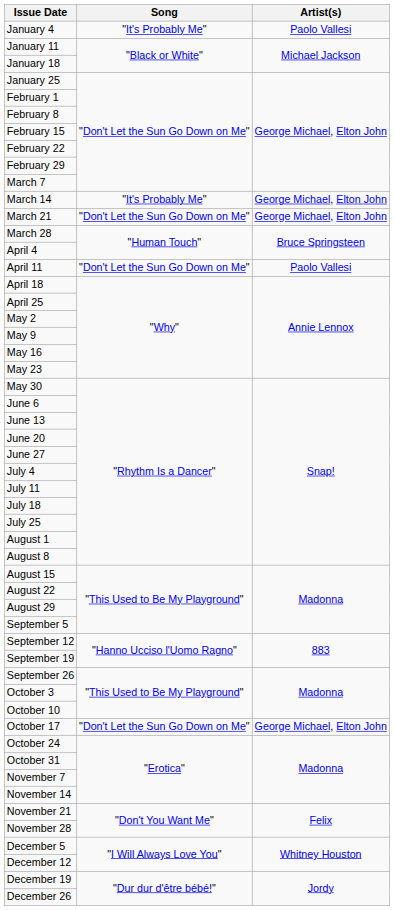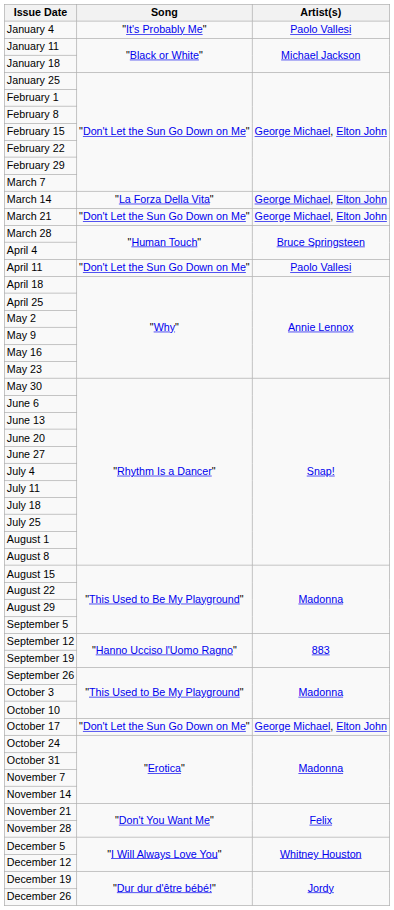(164, 200) "It's Probably Me" -> (164, 200) "La Forza Della Vita"
